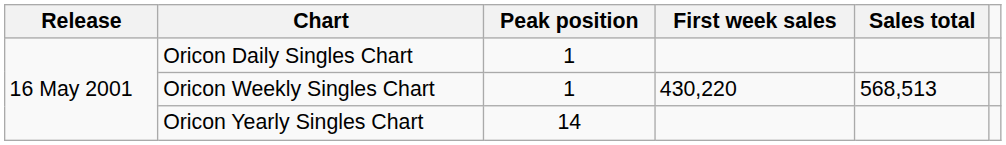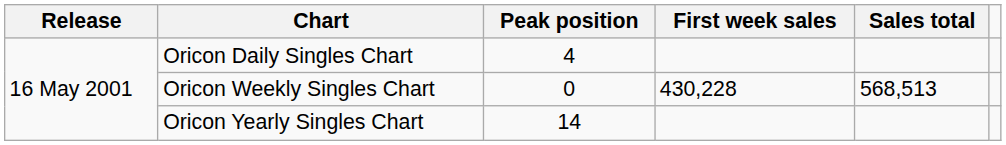(569, 55) 1 -> (569, 55) 4
(569, 88) 1 -> (569, 88) 0
(698, 88) 430,220 -> (698, 88) 430,228
